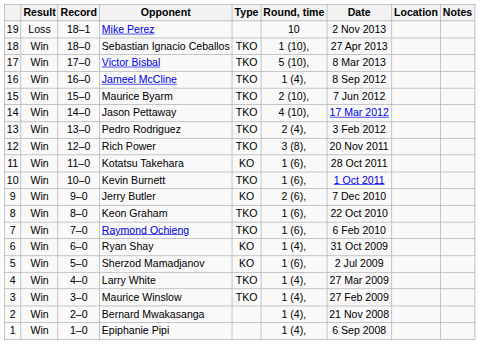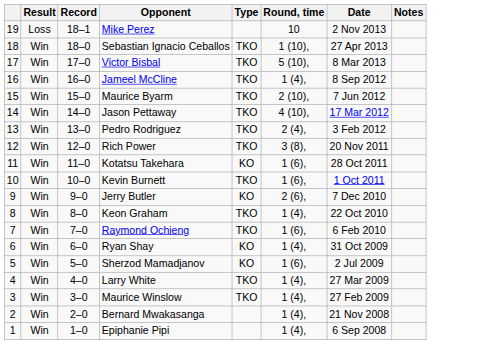- column: (416, 12)
(294, 213) 1 (6), -> (294, 213) 1 (4),
